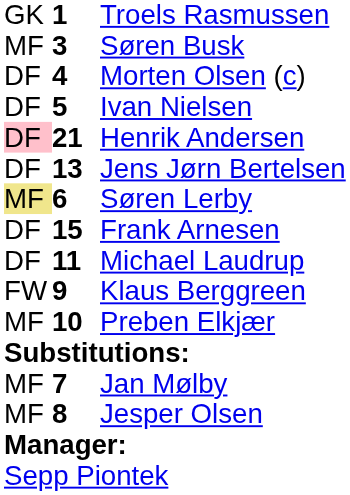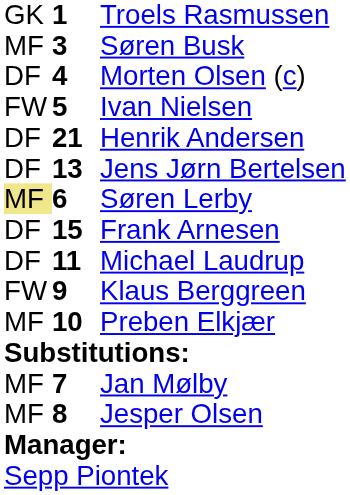(22, 107) DF -> (25, 107) FW
(22, 137) pink background -> (22, 137) no background
